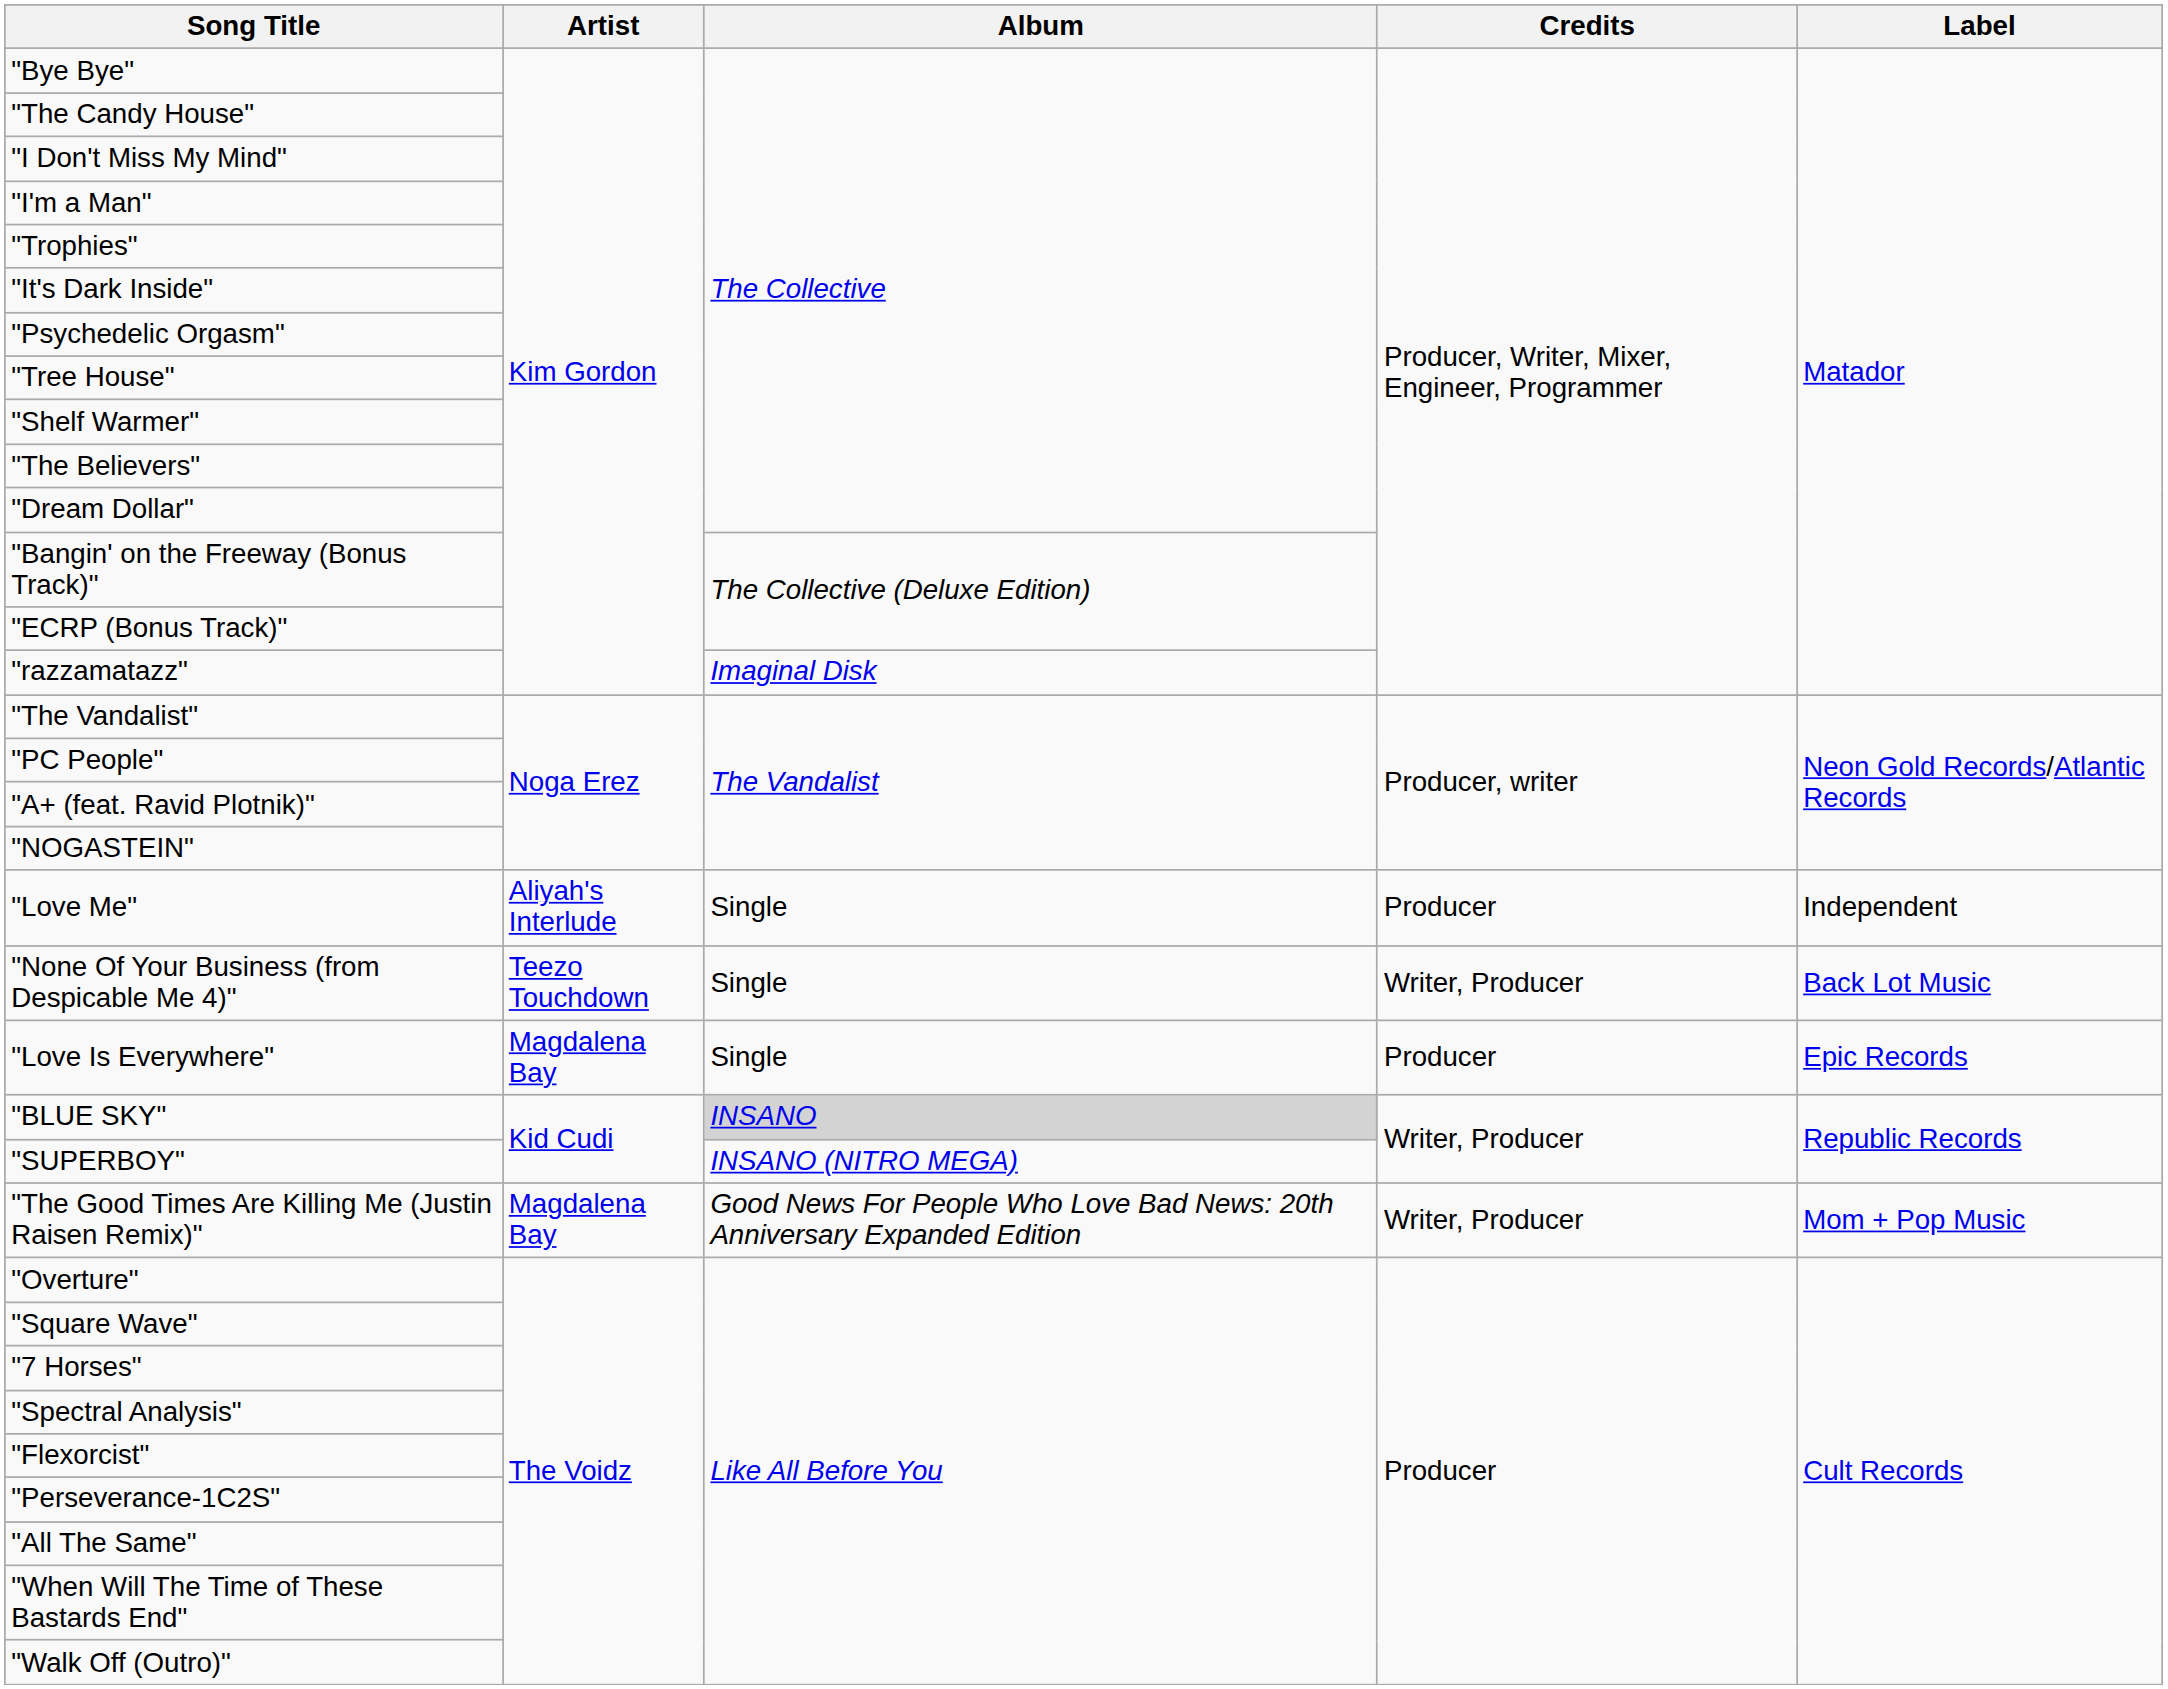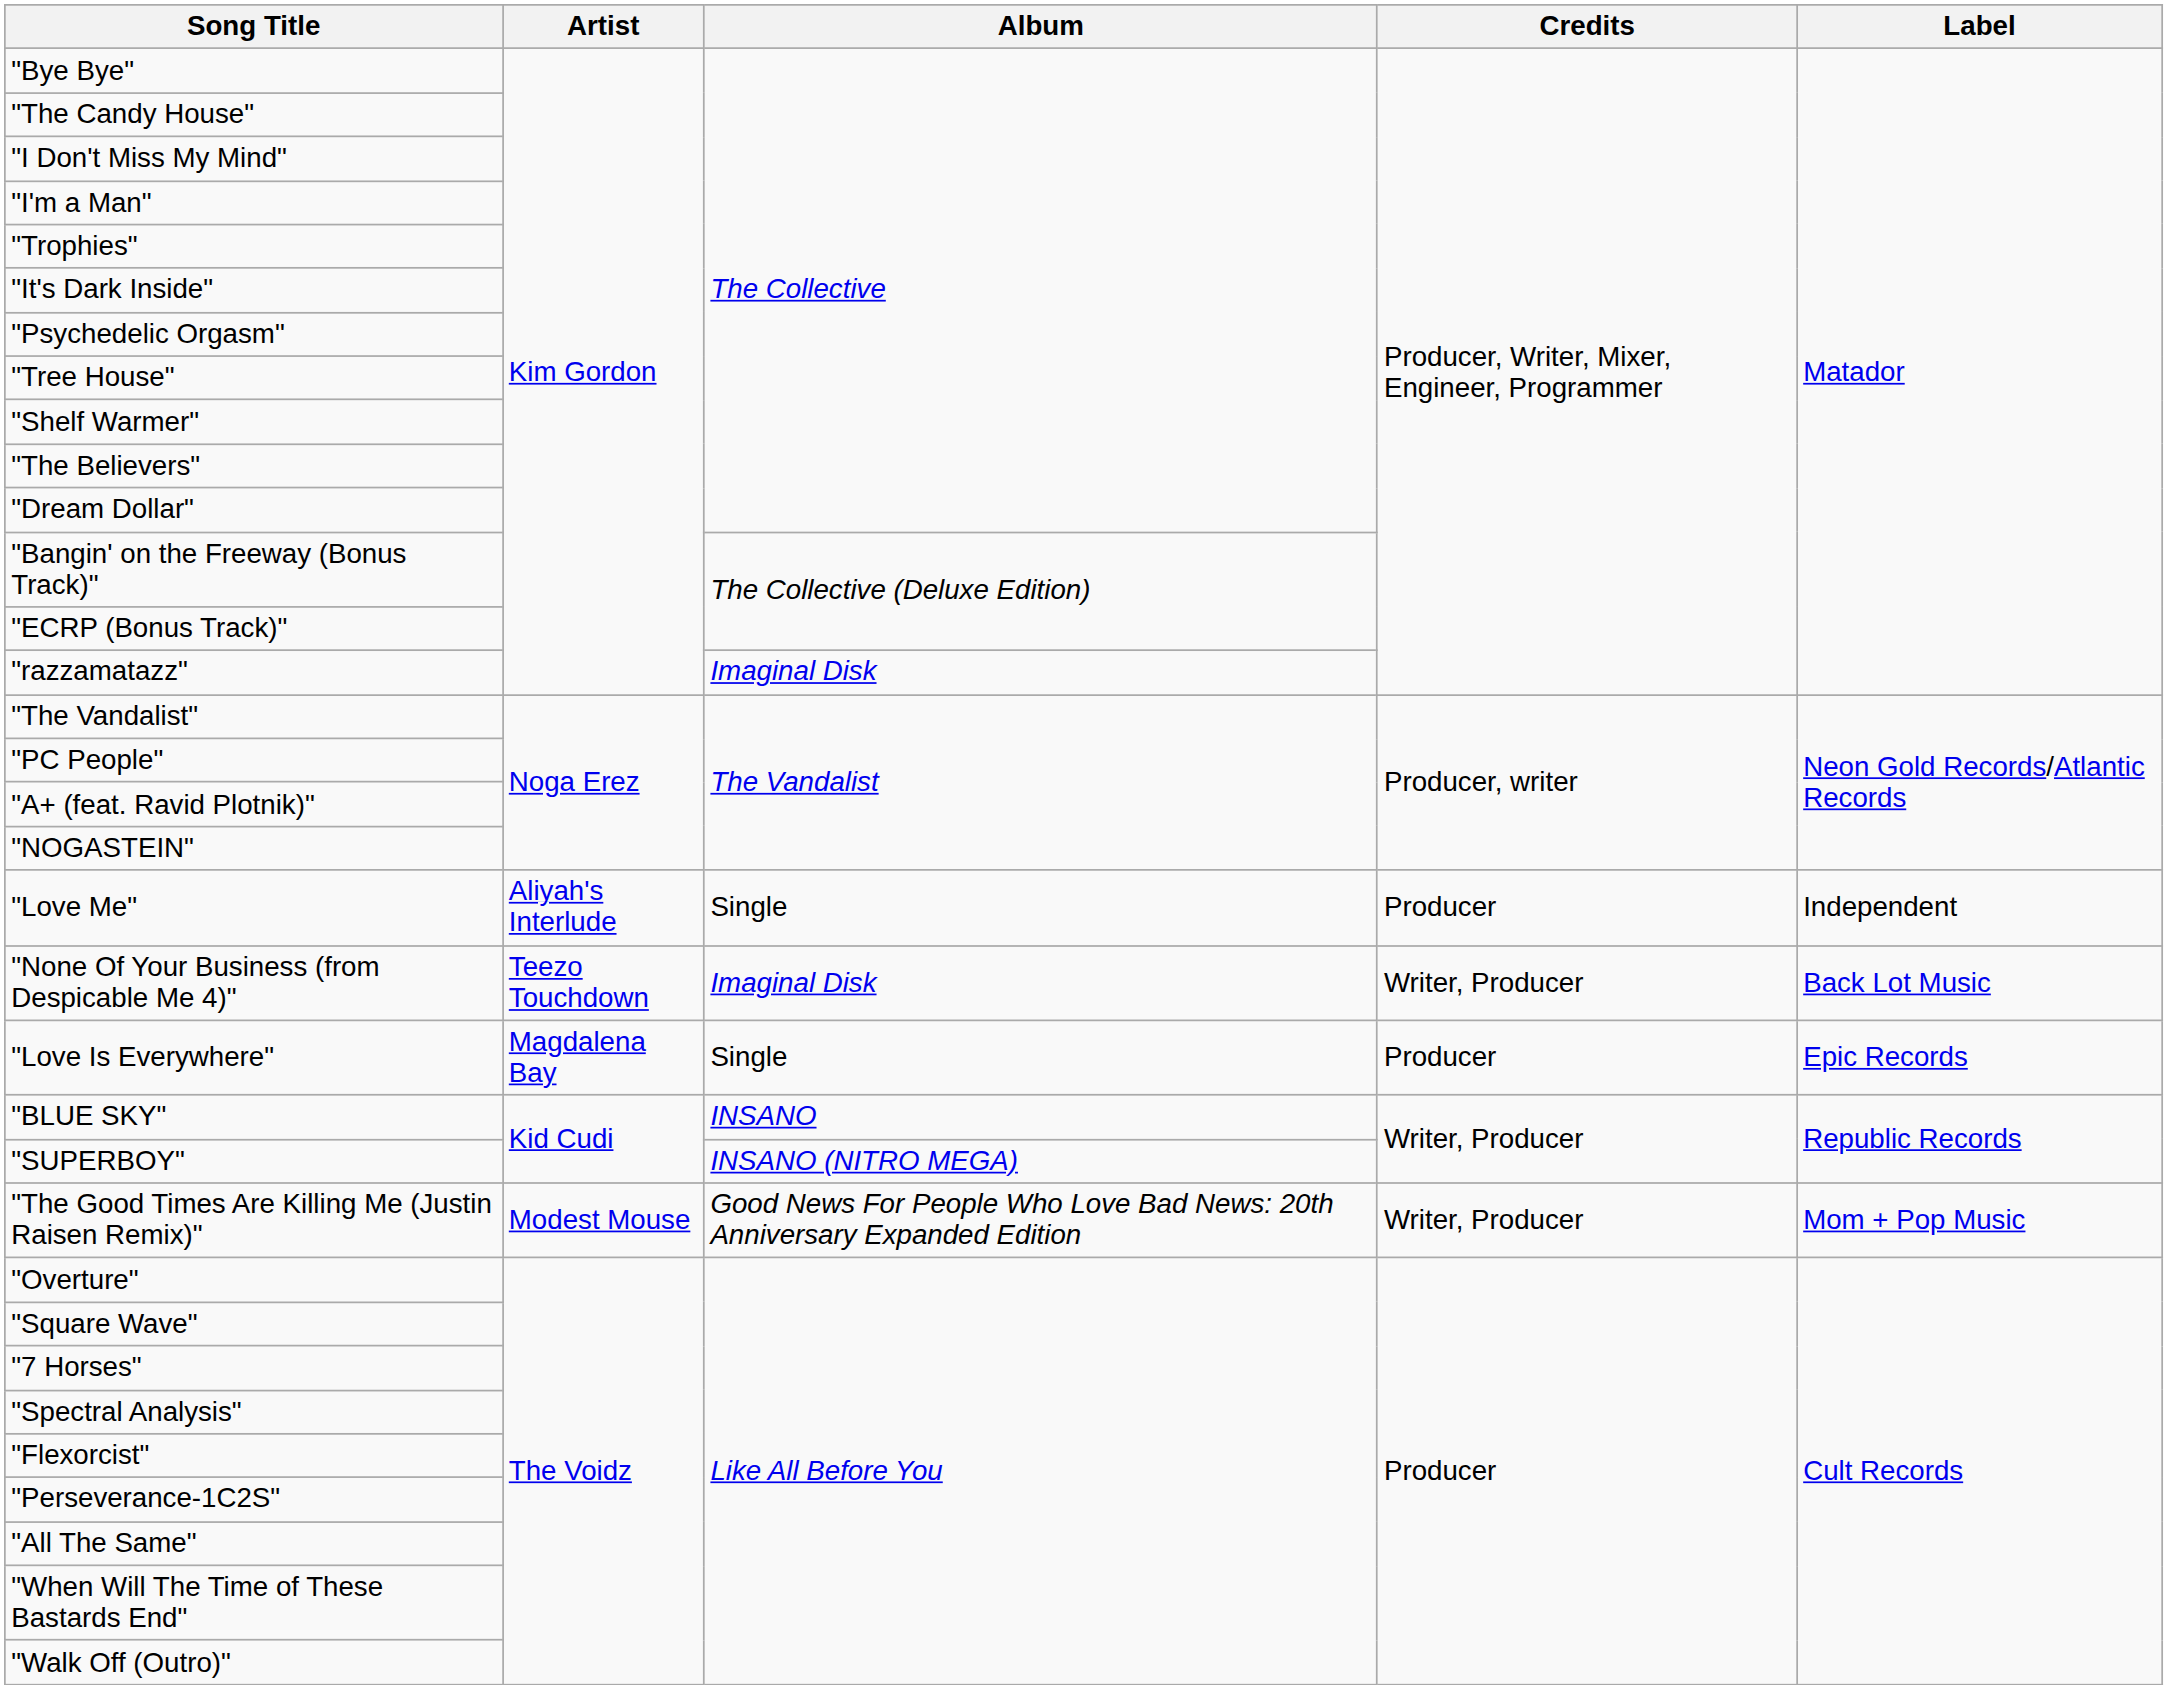(749, 982) Single -> (793, 982) Imaginal Disk
(763, 1116) lightgrey background -> (763, 1116) no background
(577, 1220) Magdalena Bay -> (600, 1220) Modest Mouse
